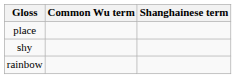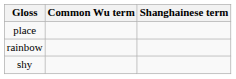rows swapped: (25, 64) <-> (25, 47)
